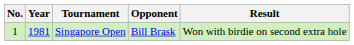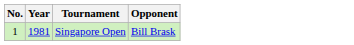- column: (265, 13)
